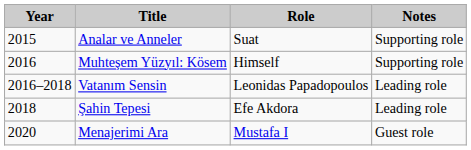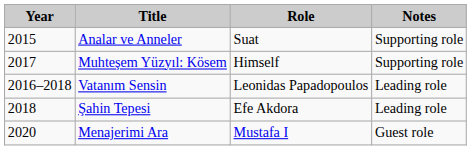(22, 62) 2016 -> (22, 62) 2017
